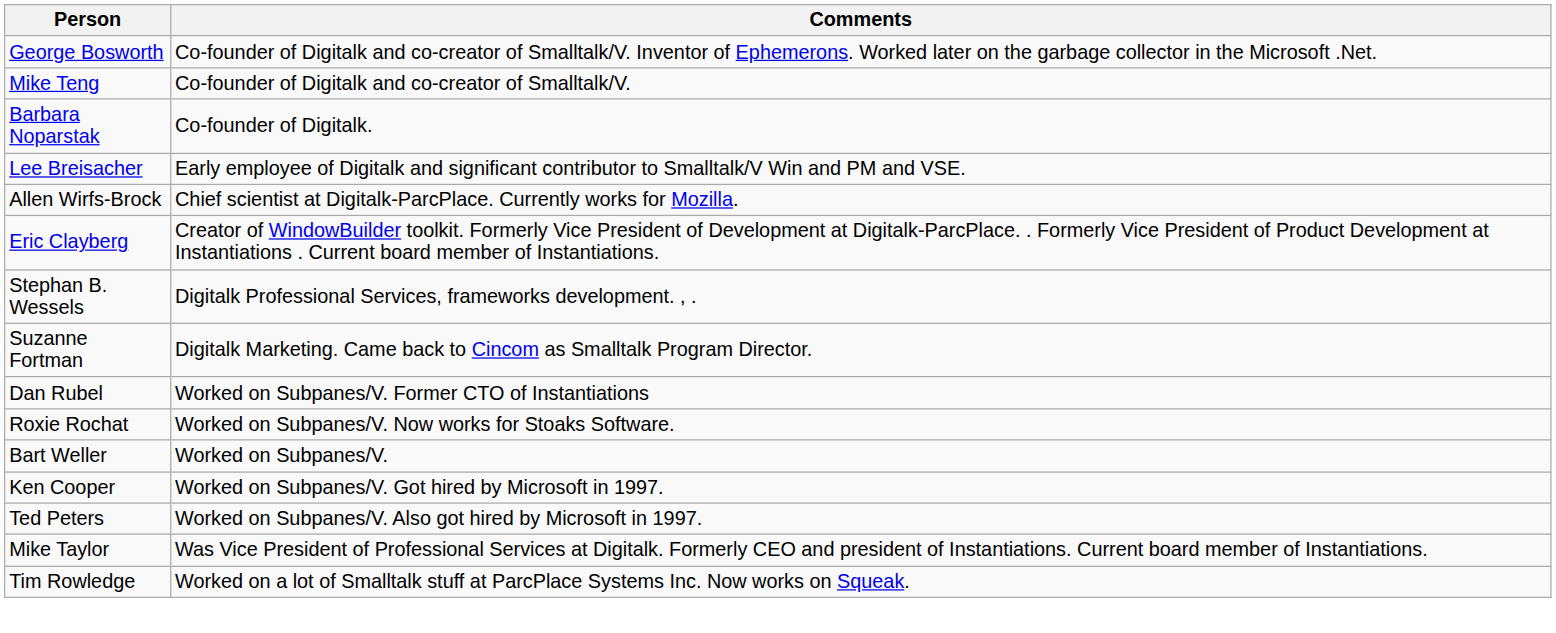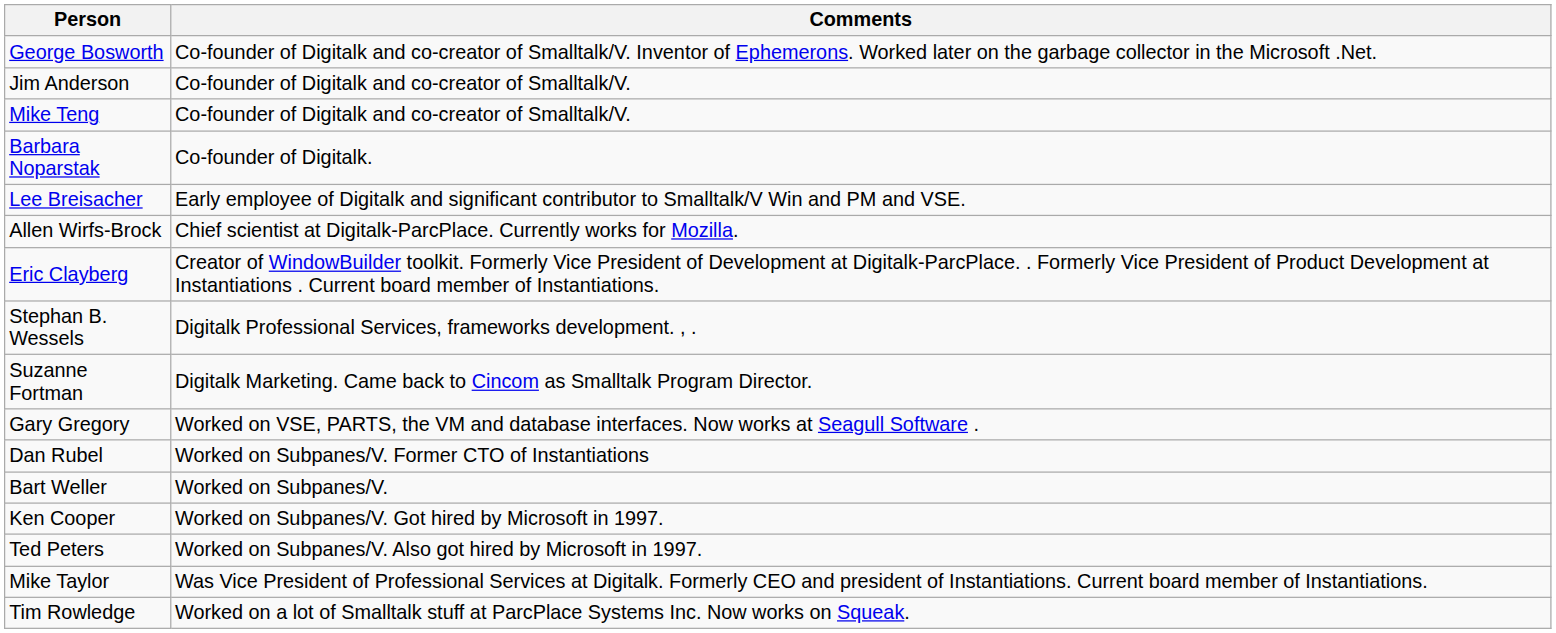+ row: (69, 83)
+ row: (69, 424)
- row: (69, 424)
